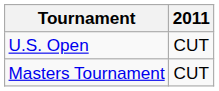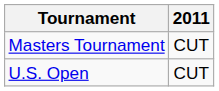rows swapped: (87, 73) <-> (49, 46)
